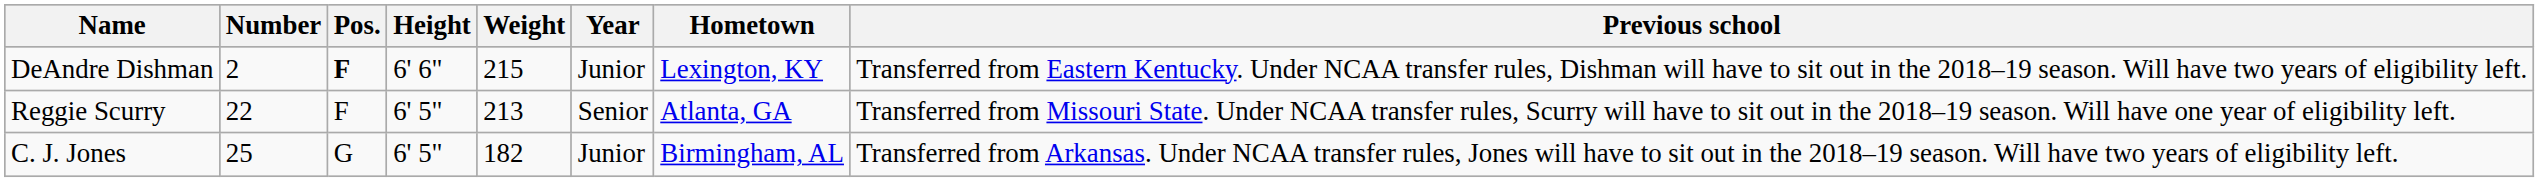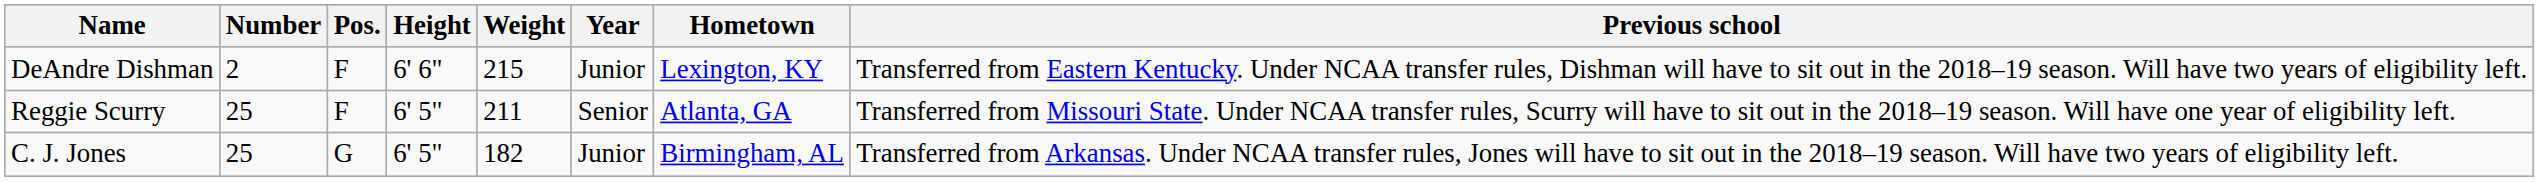(342, 68) bold -> (341, 68) normal
(239, 111) 22 -> (239, 111) 25
(503, 111) 213 -> (503, 111) 211
